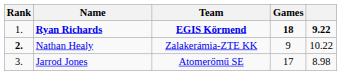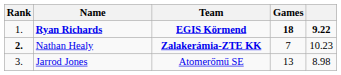(211, 45) normal -> (211, 45) bold
(288, 45) 9 -> (288, 45) 7
(321, 45) 10.22 -> (321, 45) 10.23
(288, 62) 17 -> (288, 62) 13
